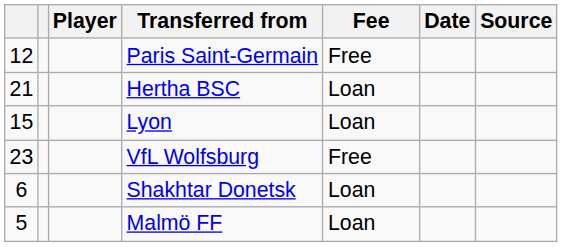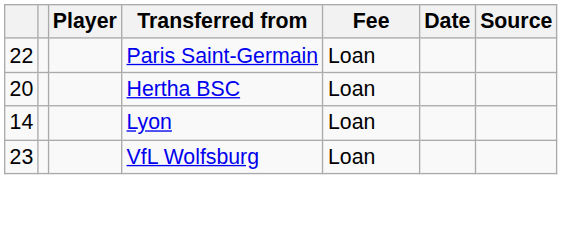(21, 55) 12 -> (21, 55) 22
(350, 55) Free -> (352, 55) Loan
(21, 88) 21 -> (21, 88) 20
(21, 122) 15 -> (21, 122) 14
(350, 156) Free -> (352, 156) Loan
- row: (211, 190)
- row: (174, 223)
